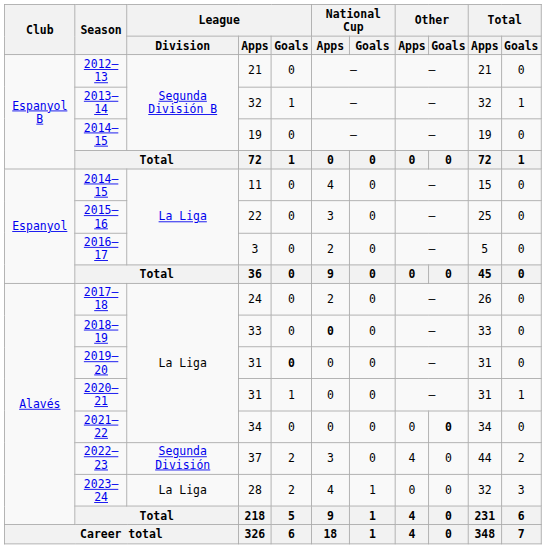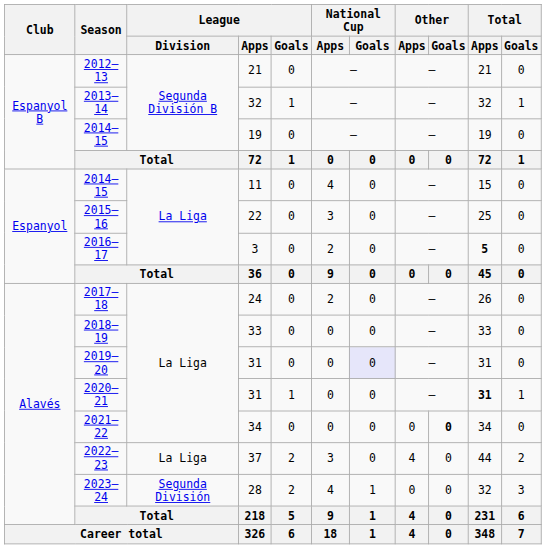(485, 249) normal -> (485, 249) bold
(330, 331) bold -> (330, 331) normal
(291, 363) bold -> (291, 363) normal
(372, 363) no background -> (372, 363) lavender background
(485, 395) normal -> (485, 395) bold
(183, 458) Segunda División -> (183, 458) La Liga
(183, 490) La Liga -> (183, 490) Segunda División
